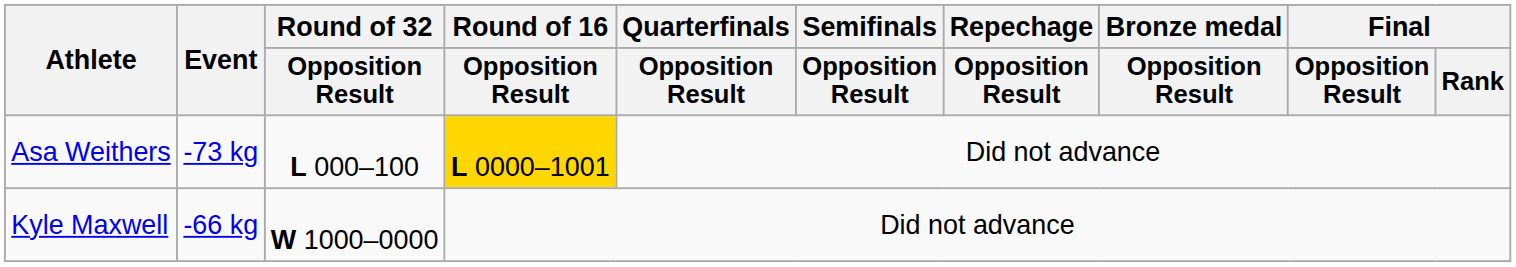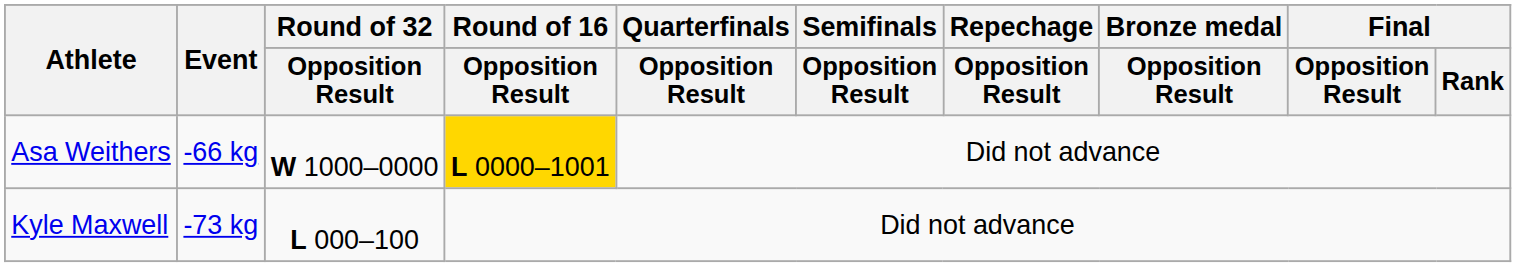(221, 152) -73 kg -> (221, 152) -66 kg
(355, 167) L 000–100 -> (355, 167) W 1000–0000
(221, 225) -66 kg -> (221, 225) -73 kg
(355, 240) W 1000–0000 -> (355, 240) L 000–100
